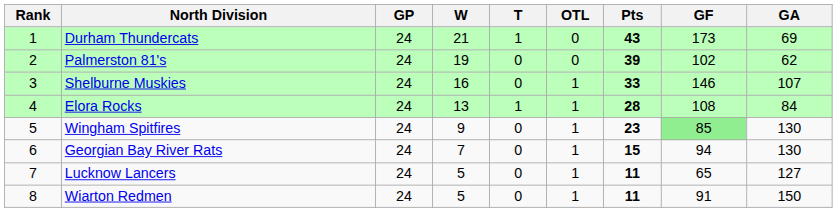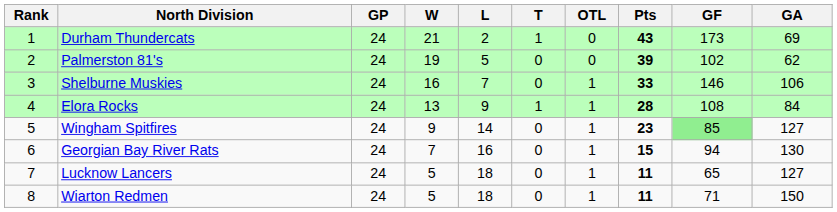+ column: (485, 15)
(789, 83) 107 -> (792, 83) 106
(789, 128) 130 -> (792, 128) 127
(704, 196) 91 -> (712, 196) 71
